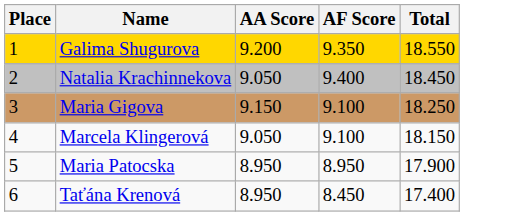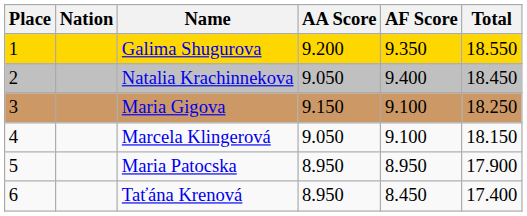+ column: (86, 19)
